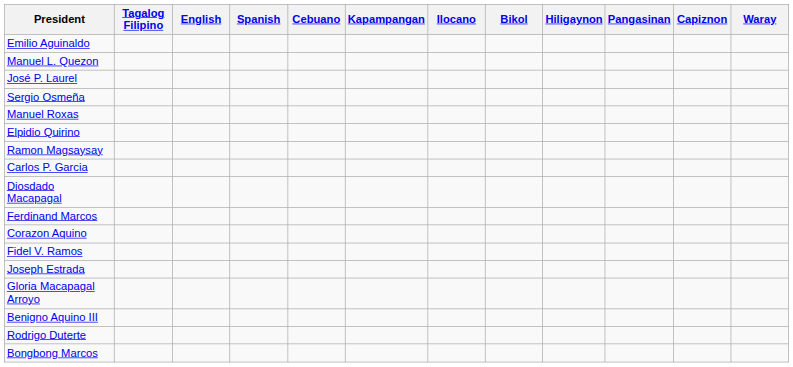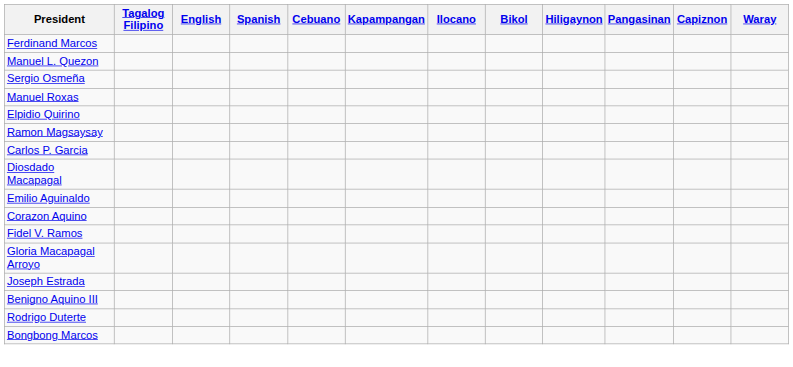rows swapped: (48, 43) <-> (52, 216)
- row: (42, 79)
rows swapped: (46, 269) <-> (51, 293)
